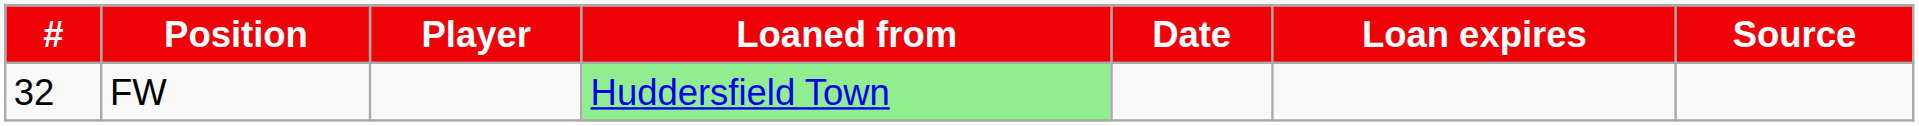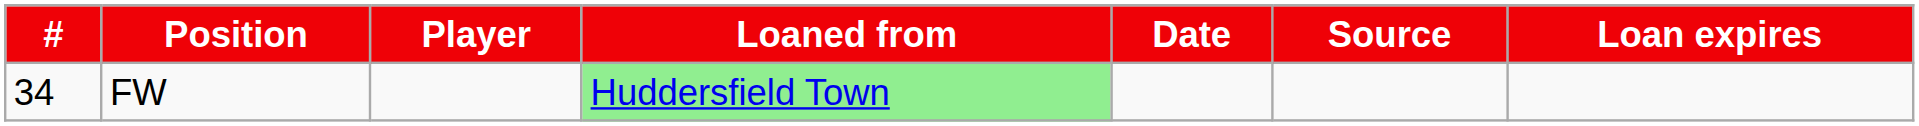columns swapped: (1474, 34) <-> (1794, 34)
(34, 92) 32 -> (34, 92) 34
